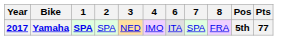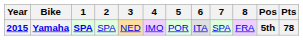+ column: (178, 12)
(17, 28) 2017 -> (17, 28) 2015
(263, 28) 77 -> (289, 28) 78
